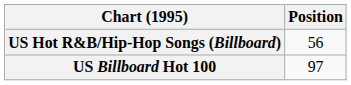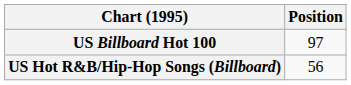rows swapped: (145, 67) <-> (145, 42)
